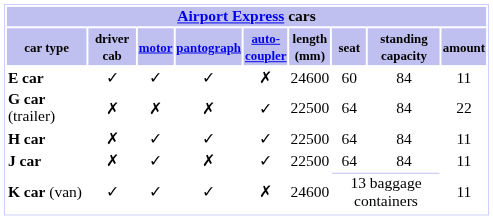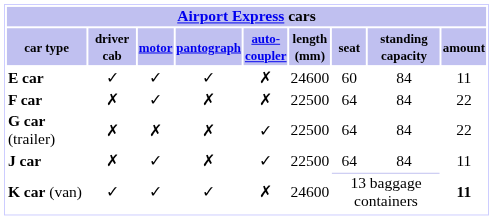+ row: (25, 99)
- row: (27, 138)
(464, 191) normal -> (464, 191) bold
